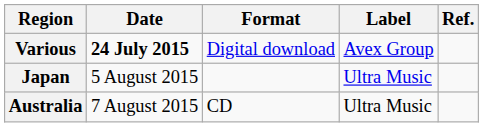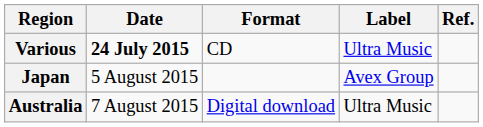(271, 48) Digital download -> (220, 48) CD
(389, 48) Avex Group -> (388, 48) Ultra Music
(388, 77) Ultra Music -> (389, 77) Avex Group
(220, 106) CD -> (271, 106) Digital download
